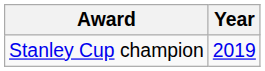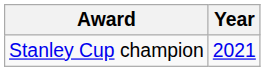(234, 50) 2019 -> (234, 50) 2021
